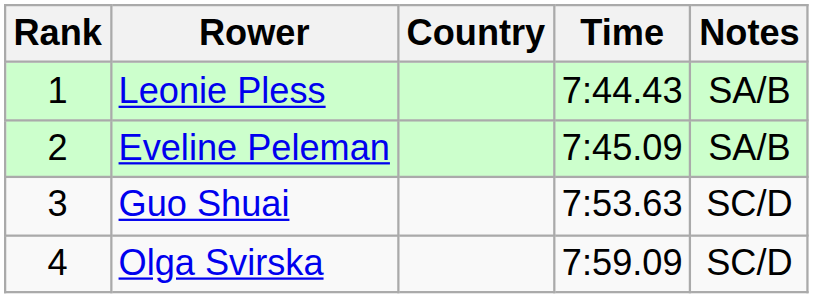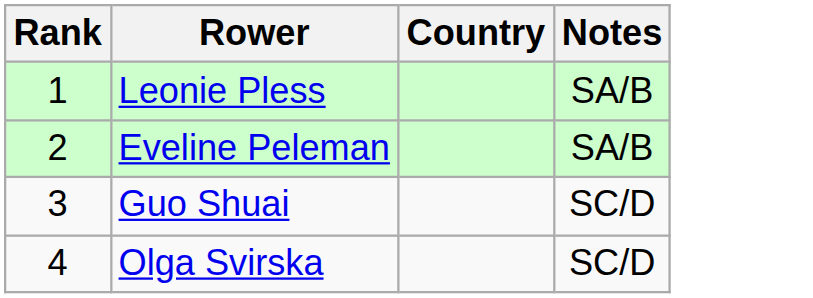- column: (622, 33)
